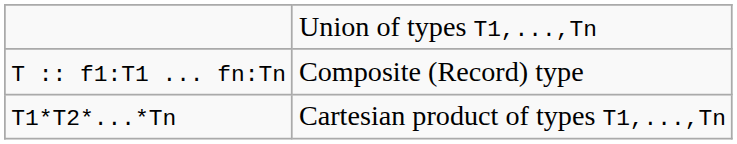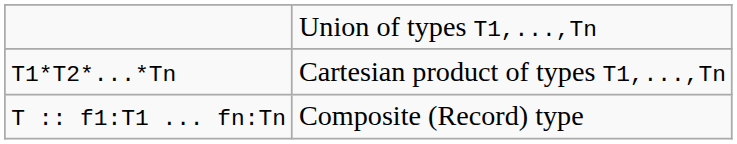rows swapped: (94, 119) <-> (149, 75)
